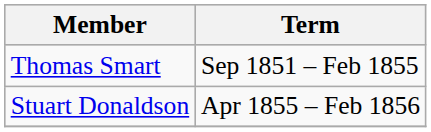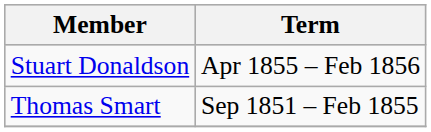rows swapped: (86, 65) <-> (100, 106)
